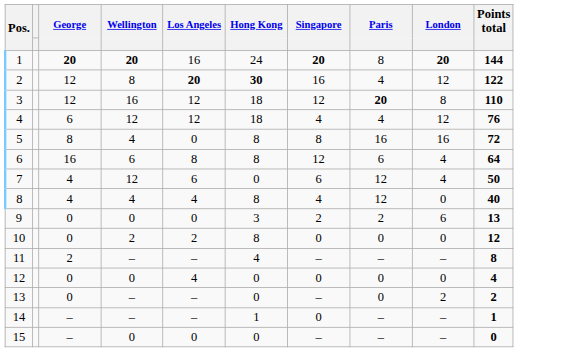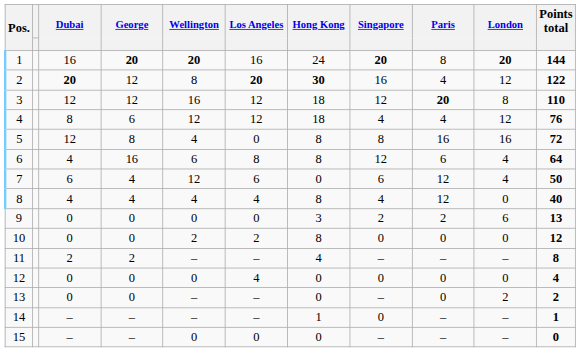+ column: (70, 44)
